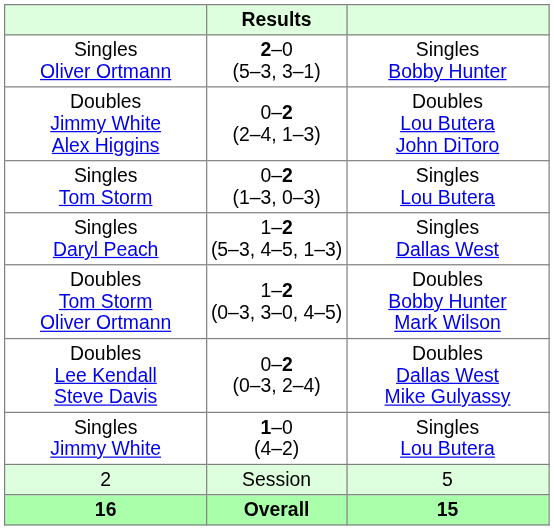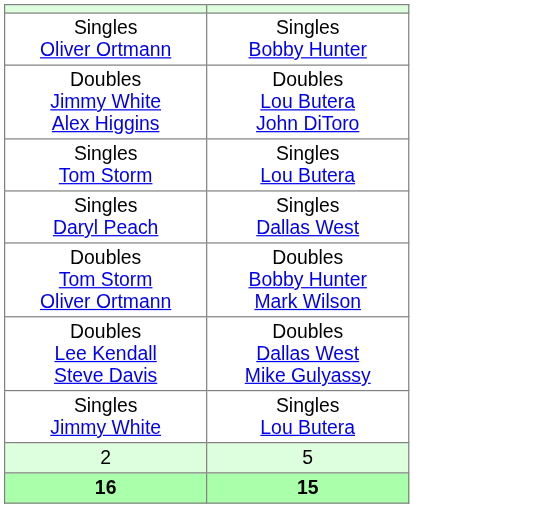- column: (277, 19)
